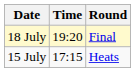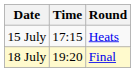rows swapped: (27, 57) <-> (27, 36)
